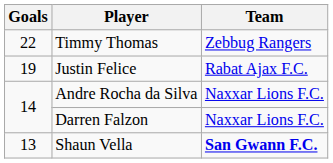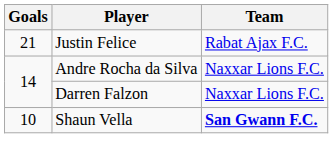- row: (107, 42)
(28, 68) 19 -> (28, 42) 21
(28, 145) 13 -> (28, 119) 10
